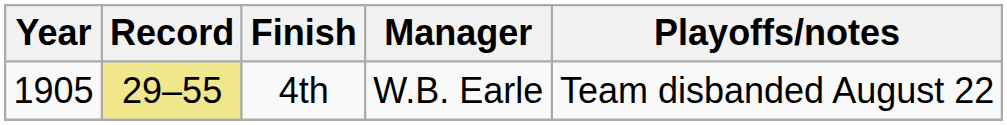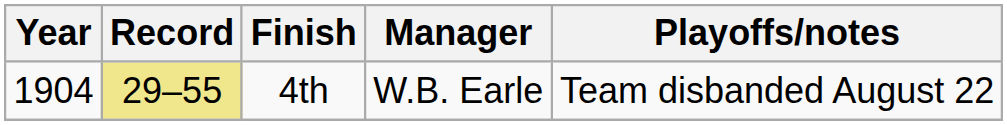(53, 90) 1905 -> (53, 90) 1904
